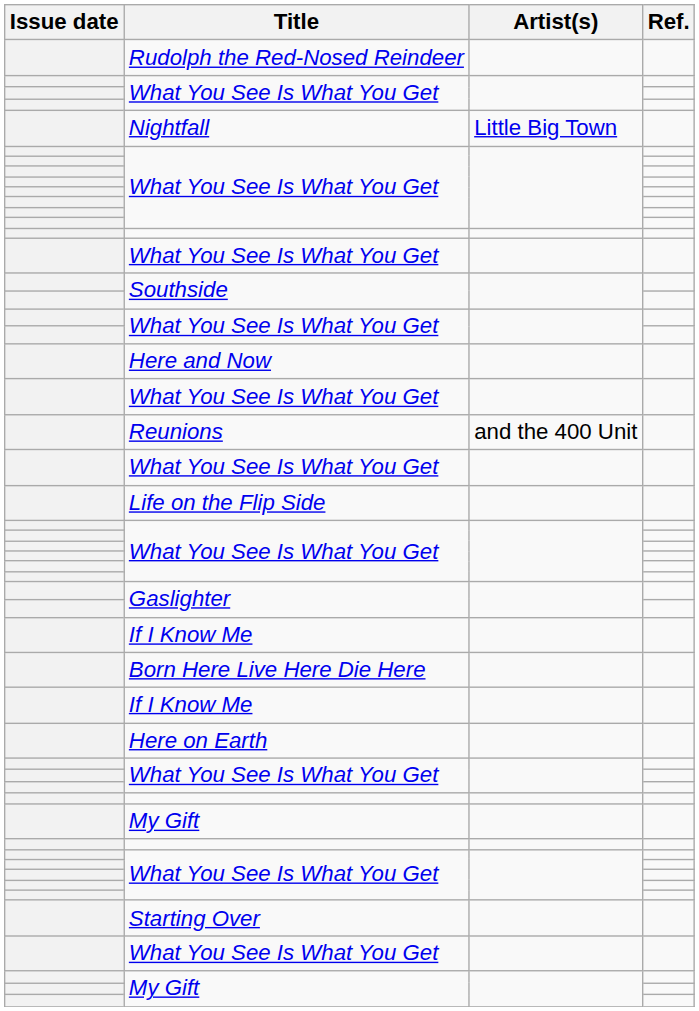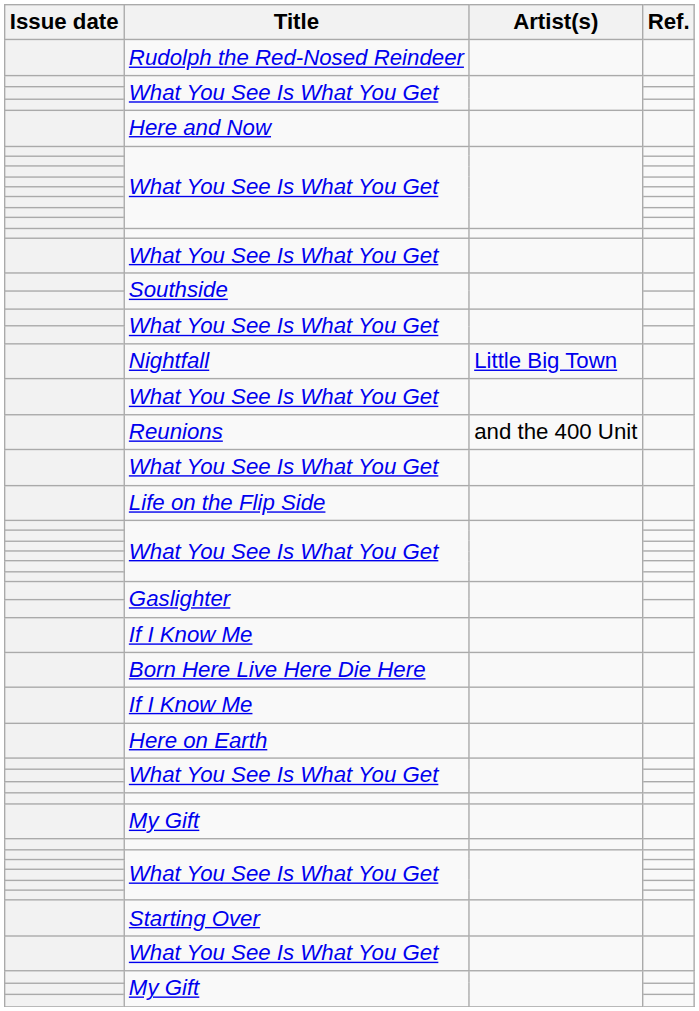rows swapped: (169, 127) <-> (200, 361)
